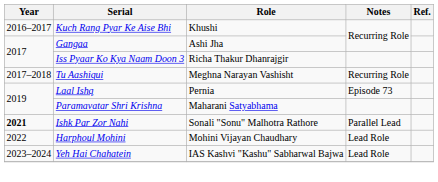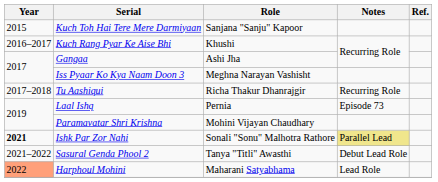+ row: (129, 28)
(239, 59) Richa Thakur Dhanrajgir -> (258, 75) Meghna Narayan Vashisht
(241, 75) Meghna Narayan Vashisht -> (256, 91) Richa Thakur Dhanrajgir
(233, 106) Maharani Satyabhama -> (260, 122) Mohini Vijayan Chaudhary
(374, 122) no background -> (366, 138) khaki background
+ row: (102, 153)
(17, 138) no background -> (17, 169) lightsalmon background
(243, 138) Mohini Vijayan Chaudhary -> (250, 169) Maharani Satyabhama
- row: (93, 153)
